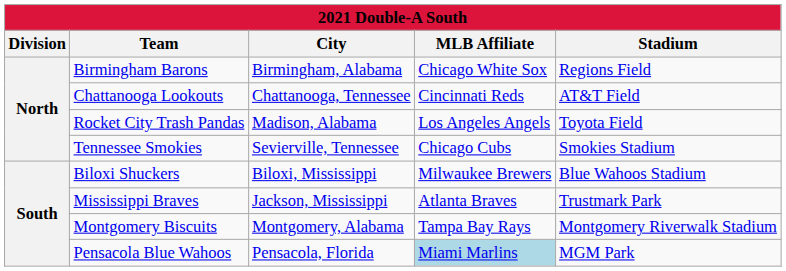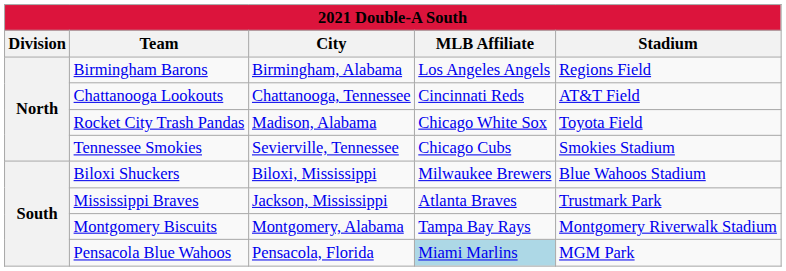(483, 69) Chicago White Sox -> (484, 69) Los Angeles Angels
(484, 122) Los Angeles Angels -> (483, 122) Chicago White Sox
